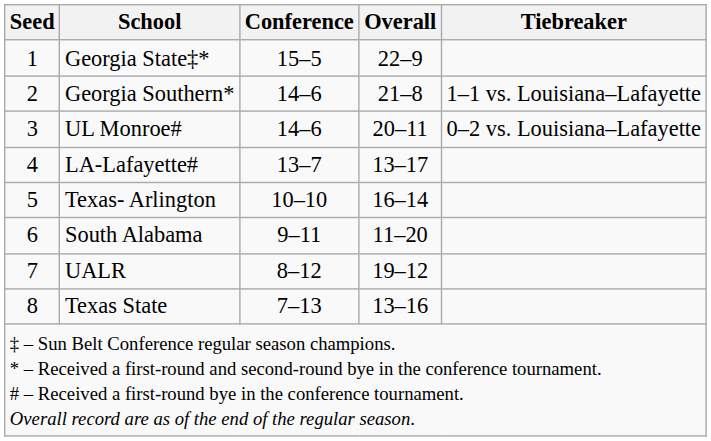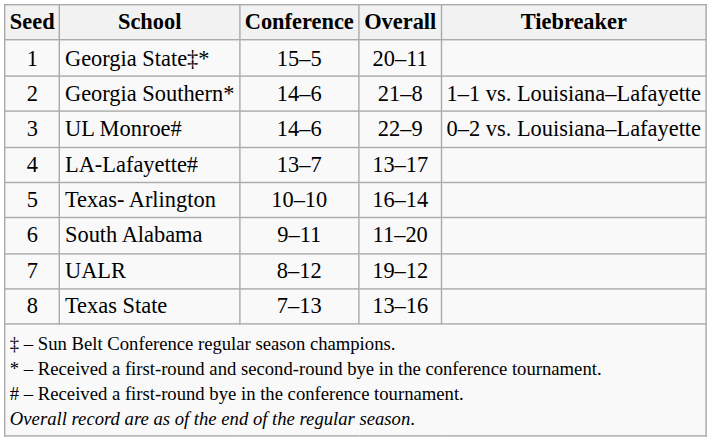(400, 57) 22–9 -> (400, 57) 20–11
(400, 128) 20–11 -> (400, 128) 22–9
